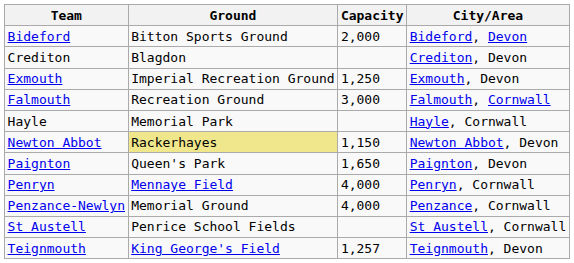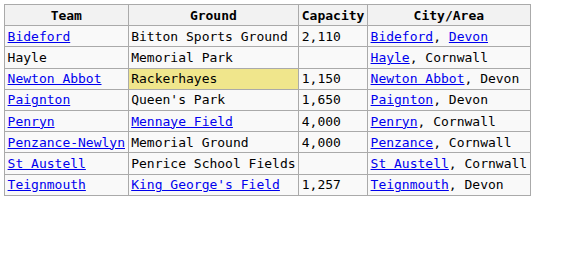(360, 36) 2,000 -> (321, 36) 2,110
- row: (39, 57)
- row: (35, 79)
- row: (39, 100)
